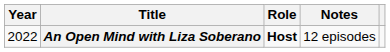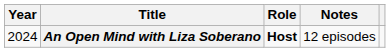(22, 36) 2022 -> (22, 36) 2024
